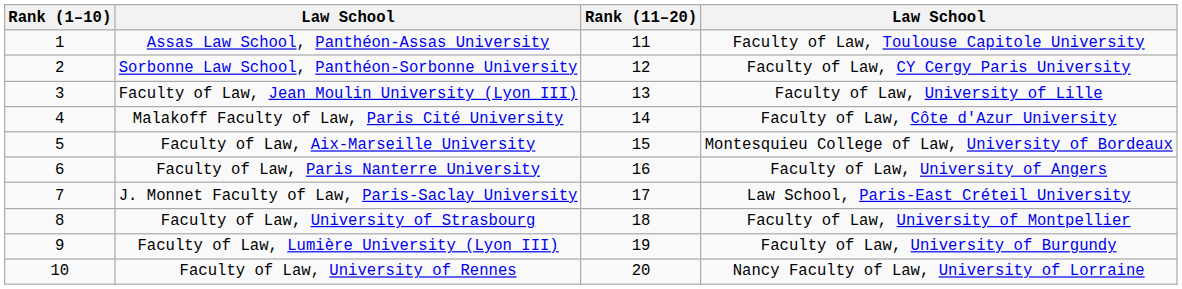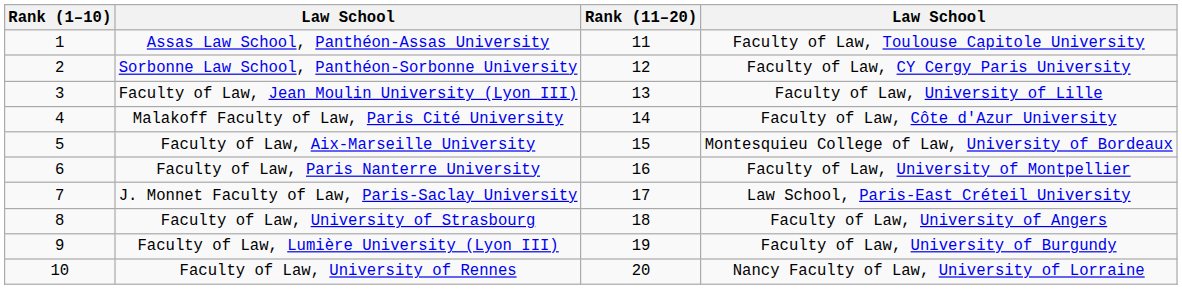(939, 170) Faculty of Law, University of Angers -> (939, 170) Faculty of Law, University of Montpellier
(939, 221) Faculty of Law, University of Montpellier -> (939, 221) Faculty of Law, University of Angers
